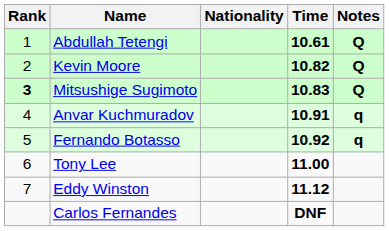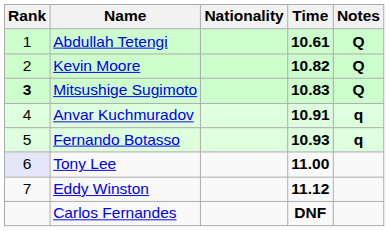(310, 139) 10.92 -> (310, 139) 10.93
(27, 164) no background -> (27, 164) lavender background
